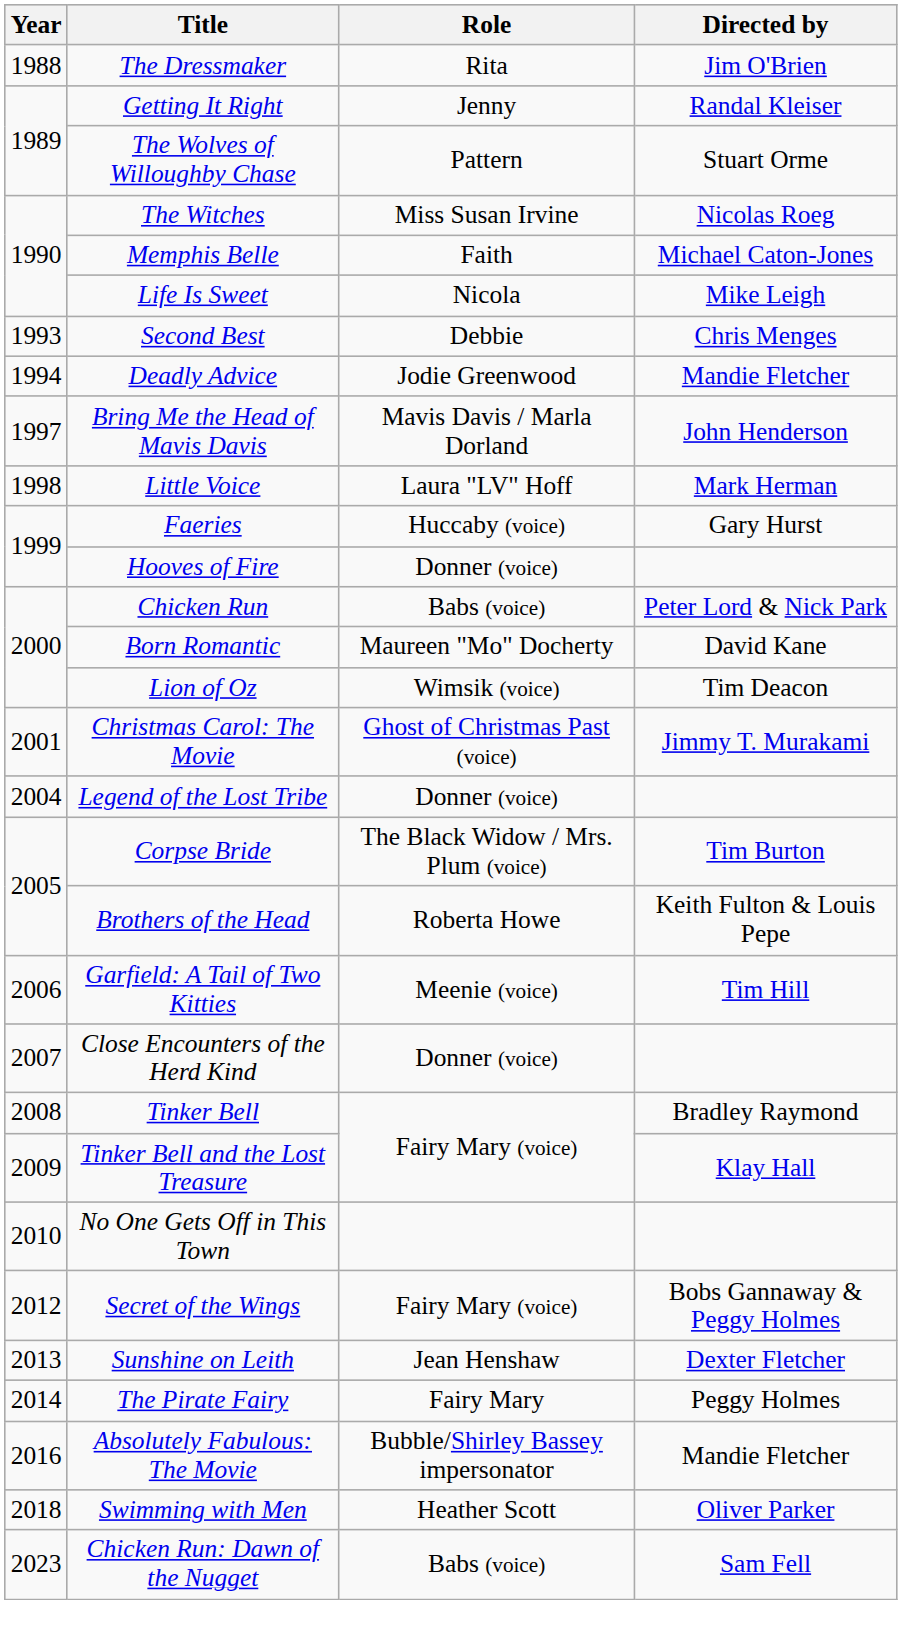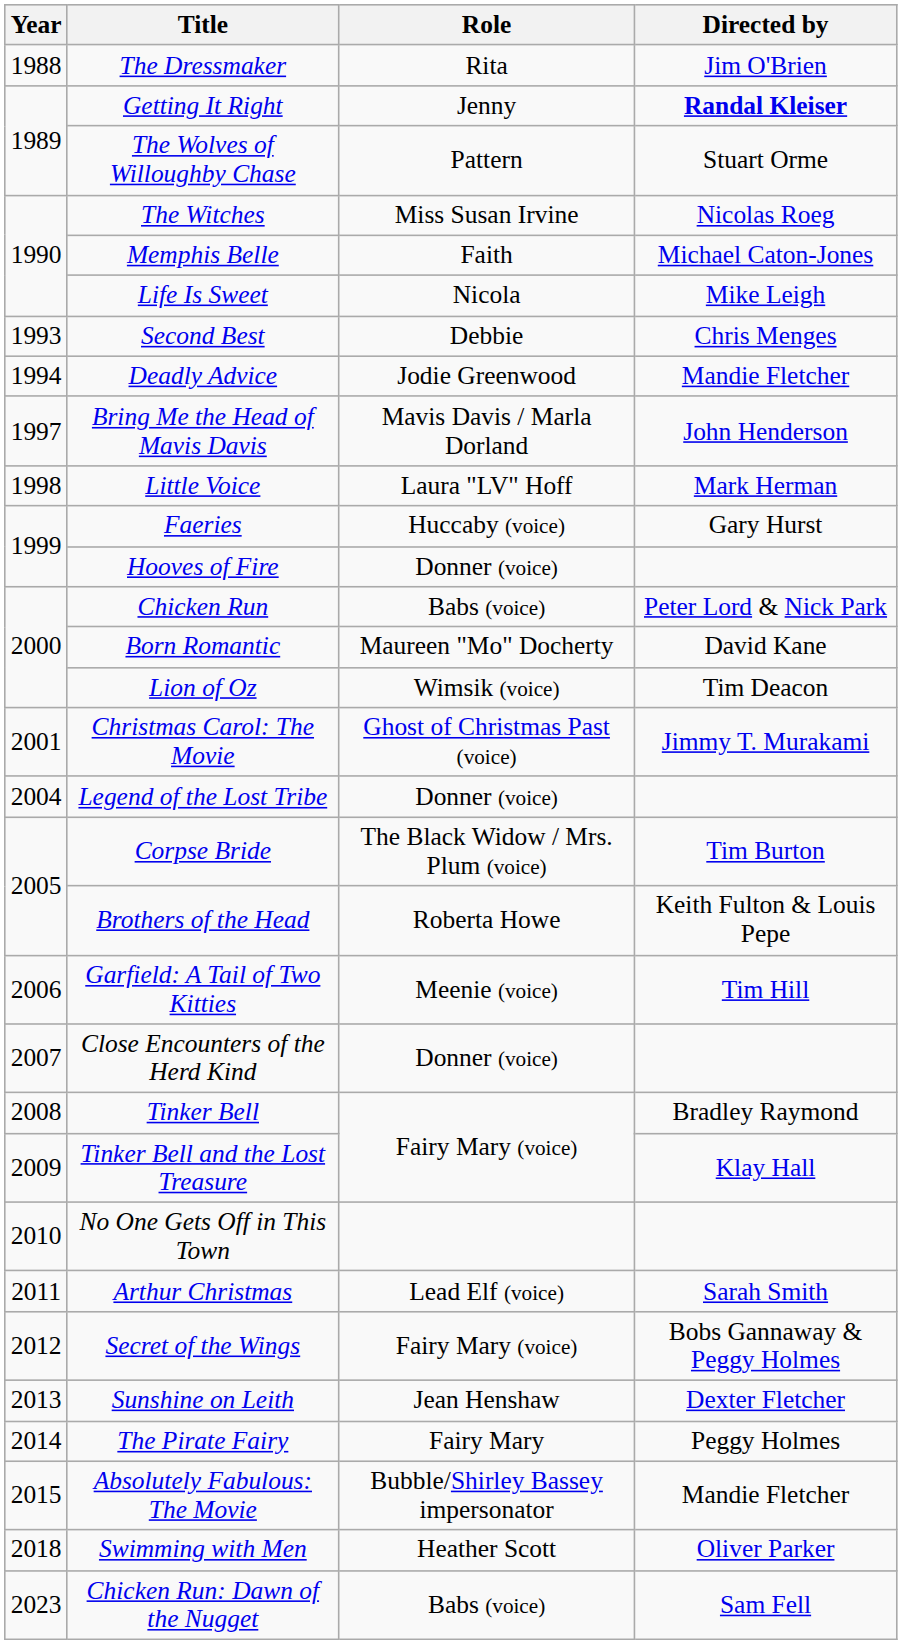(766, 105) normal -> (766, 105) bold
+ row: (203, 1290)
(36, 1454) 2016 -> (36, 1495) 2015
